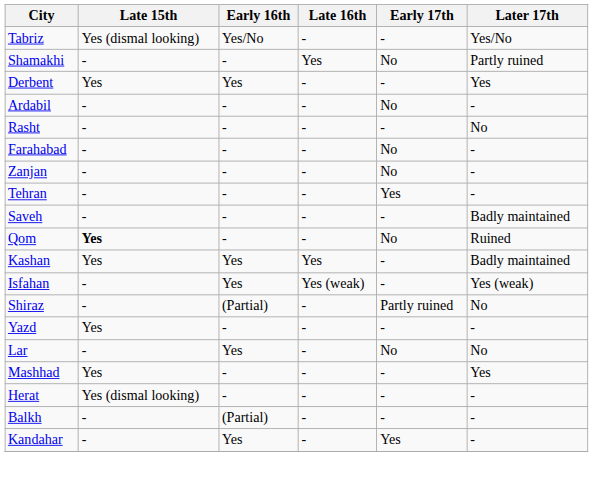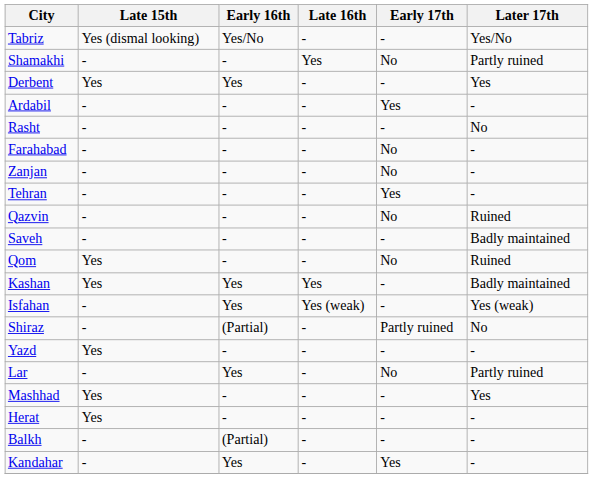(389, 104) No -> (390, 104) Yes
+ row: (28, 216)
(92, 238) bold -> (92, 261) normal
(479, 350) No -> (507, 372) Partly ruined
(140, 395) Yes (dismal looking) -> (92, 417) Yes
